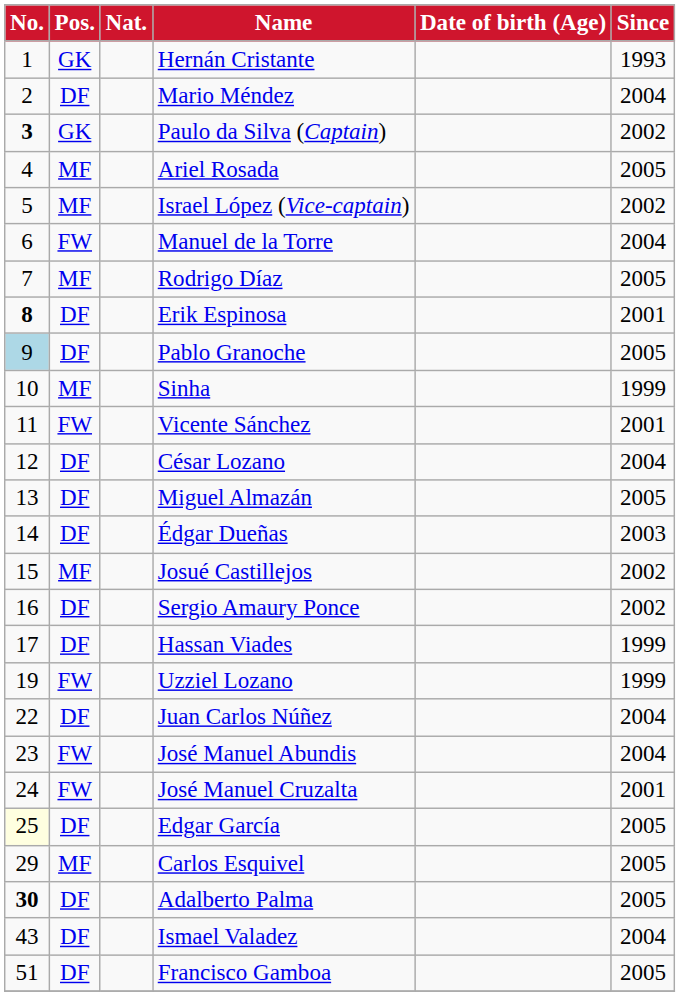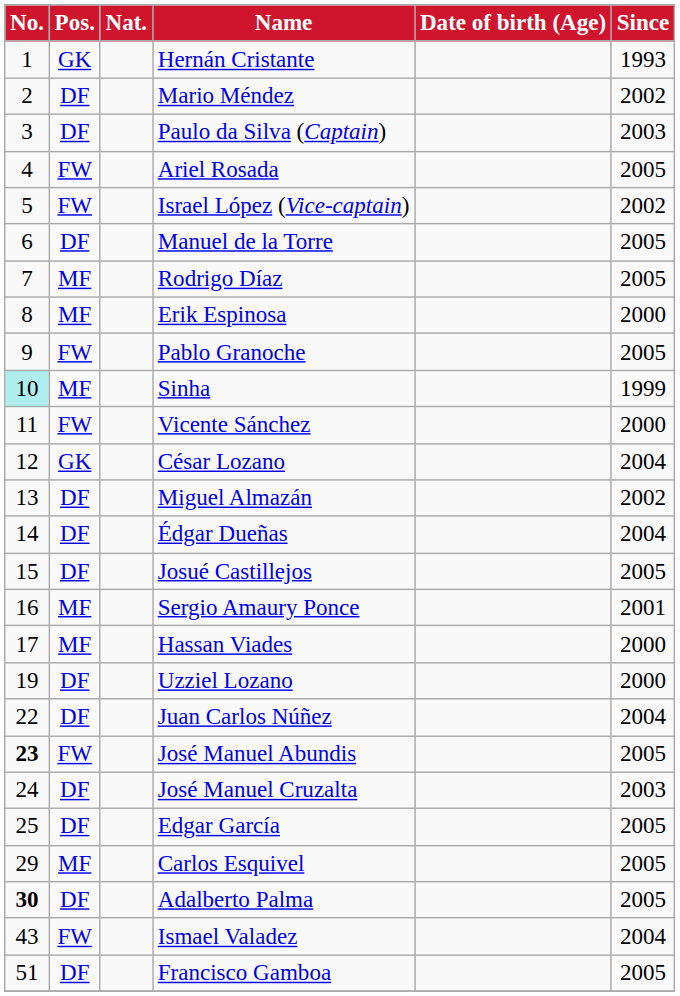(643, 95) 2004 -> (643, 95) 2002
(27, 132) bold -> (27, 132) normal
(75, 132) GK -> (75, 132) DF
(643, 132) 2002 -> (643, 132) 2003
(75, 168) MF -> (75, 168) FW
(75, 205) MF -> (75, 205) FW
(75, 242) FW -> (75, 242) DF
(643, 242) 2004 -> (643, 242) 2005
(27, 315) bold -> (27, 315) normal
(75, 315) DF -> (75, 315) MF
(643, 315) 2001 -> (643, 315) 2000
(27, 351) lightblue background -> (27, 351) no background
(75, 351) DF -> (75, 351) FW
(27, 388) no background -> (27, 388) paleturquoise background
(643, 424) 2001 -> (643, 424) 2000
(75, 461) DF -> (75, 461) GK
(643, 497) 2005 -> (643, 497) 2002
(643, 534) 2003 -> (643, 534) 2004
(75, 570) MF -> (75, 570) DF
(643, 570) 2002 -> (643, 570) 2005
(75, 607) DF -> (75, 607) MF
(643, 607) 2002 -> (643, 607) 2001
(75, 643) DF -> (75, 643) MF
(643, 643) 1999 -> (643, 643) 2000
(75, 680) FW -> (75, 680) DF
(643, 680) 1999 -> (643, 680) 2000
(27, 753) normal -> (27, 753) bold
(643, 753) 2004 -> (643, 753) 2005
(75, 790) FW -> (75, 790) DF
(643, 790) 2001 -> (643, 790) 2003
(27, 826) lightyellow background -> (27, 826) no background
(75, 936) DF -> (75, 936) FW
